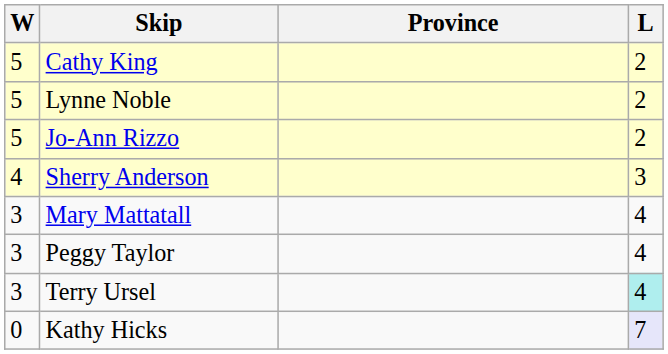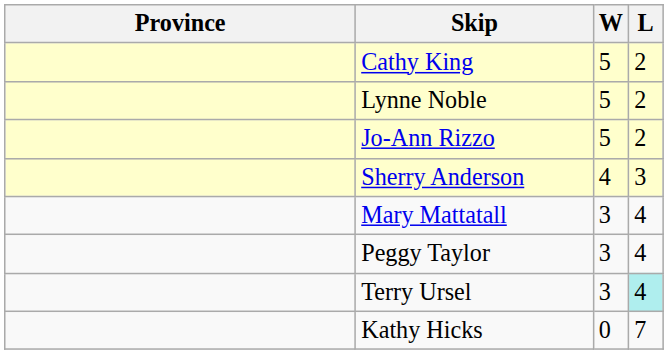columns swapped: (453, 23) <-> (22, 23)
(640, 330) lavender background -> (640, 330) no background
